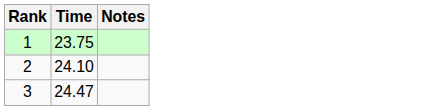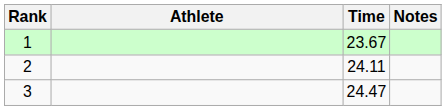+ column: (197, 17)
(74, 42) 23.75 -> (366, 42) 23.67
(74, 67) 24.10 -> (366, 67) 24.11
